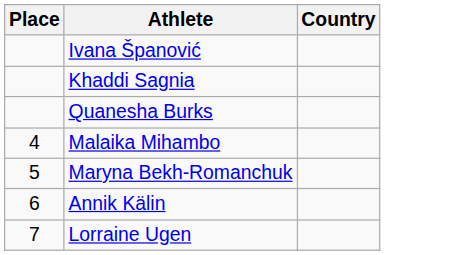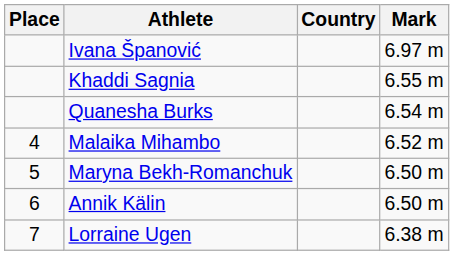+ column: (414, 19)
